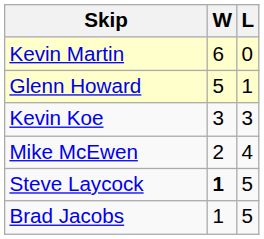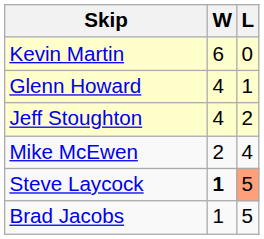(218, 86) 5 -> (218, 86) 4
+ row: (76, 119)
- row: (56, 119)
(247, 184) no background -> (247, 184) lightsalmon background
